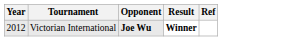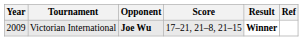+ column: (204, 12)
(16, 28) 2012 -> (16, 28) 2009
